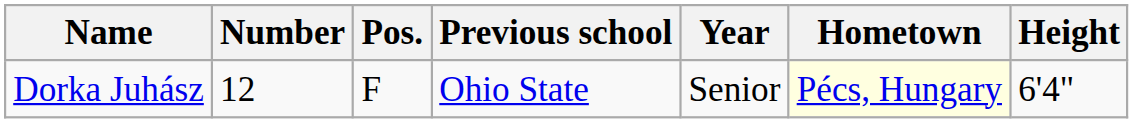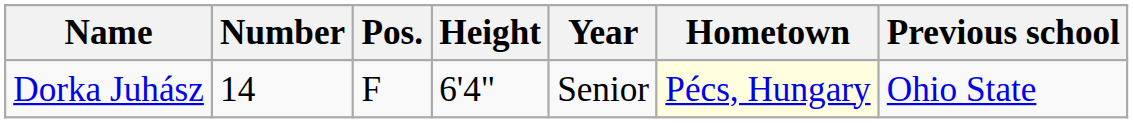columns swapped: (1069, 32) <-> (556, 32)
(238, 88) 12 -> (238, 88) 14
